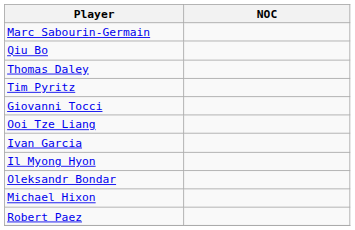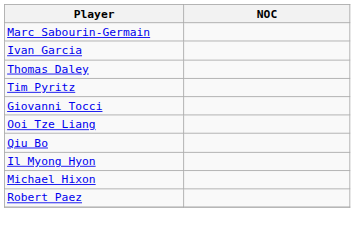rows swapped: (28, 51) <-> (45, 143)
- row: (62, 180)
